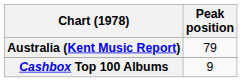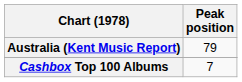(210, 67) 9 -> (210, 67) 7
